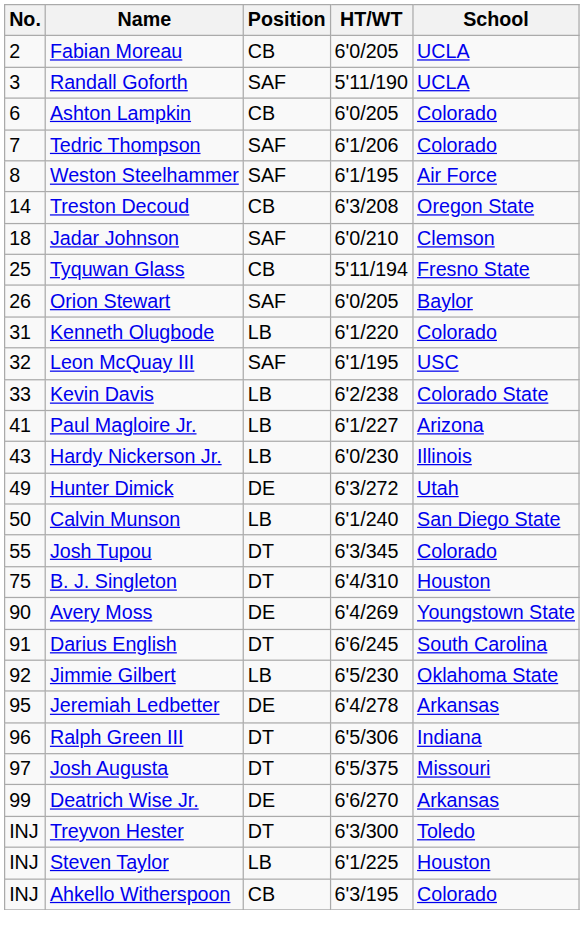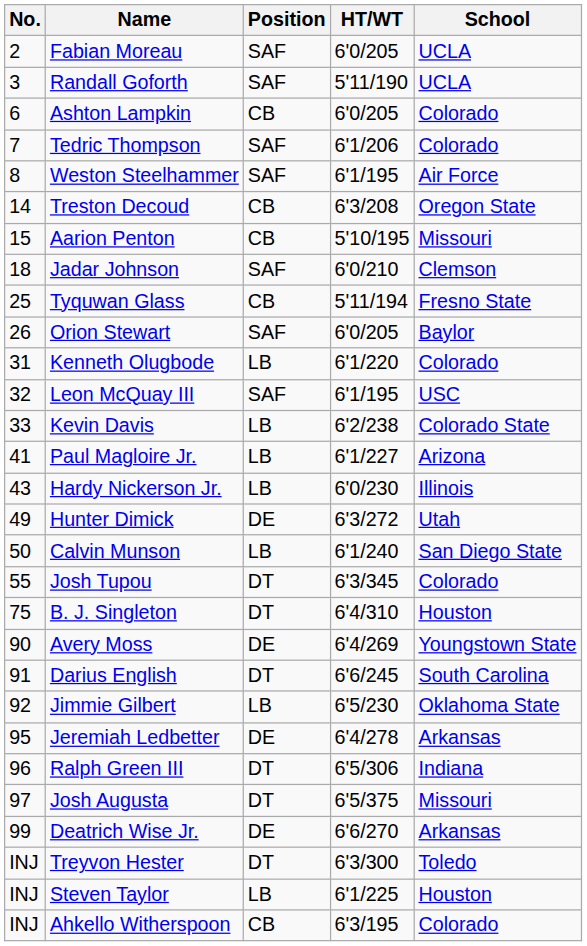(262, 51) CB -> (267, 51) SAF
+ row: (112, 238)
